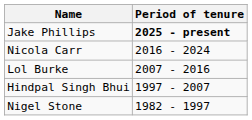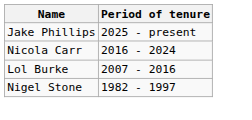(183, 32) bold -> (149, 32) normal
- row: (68, 87)
